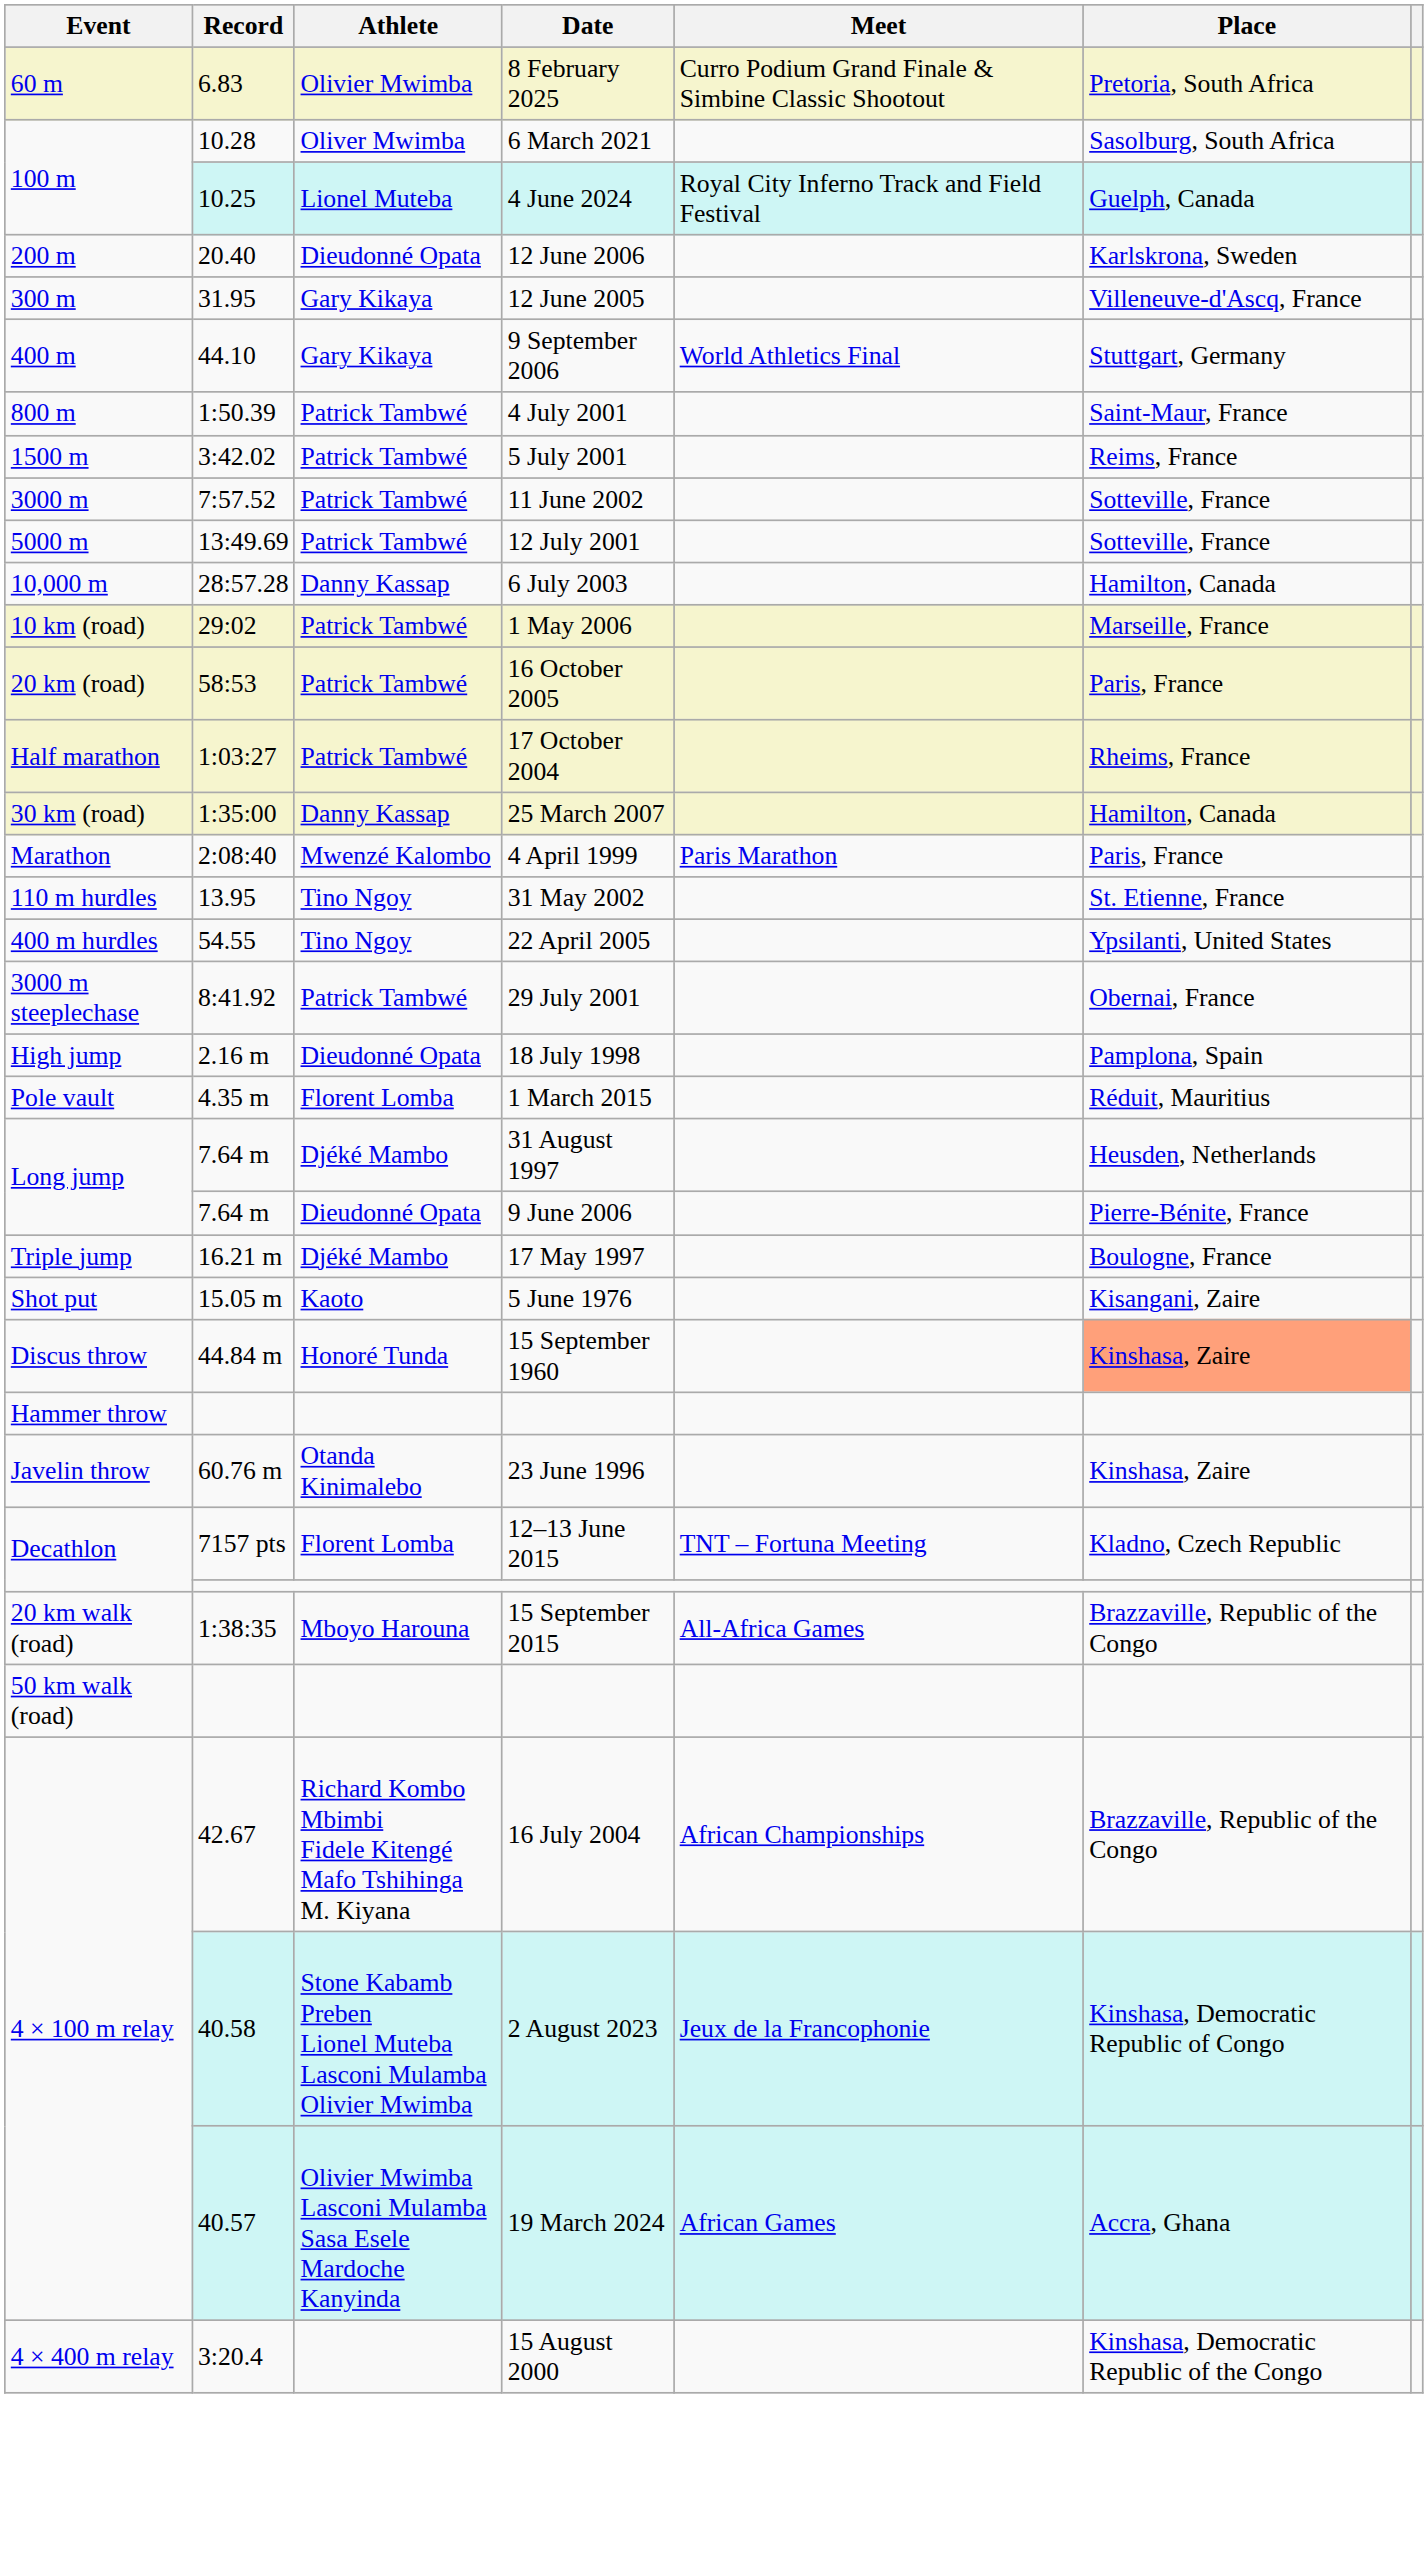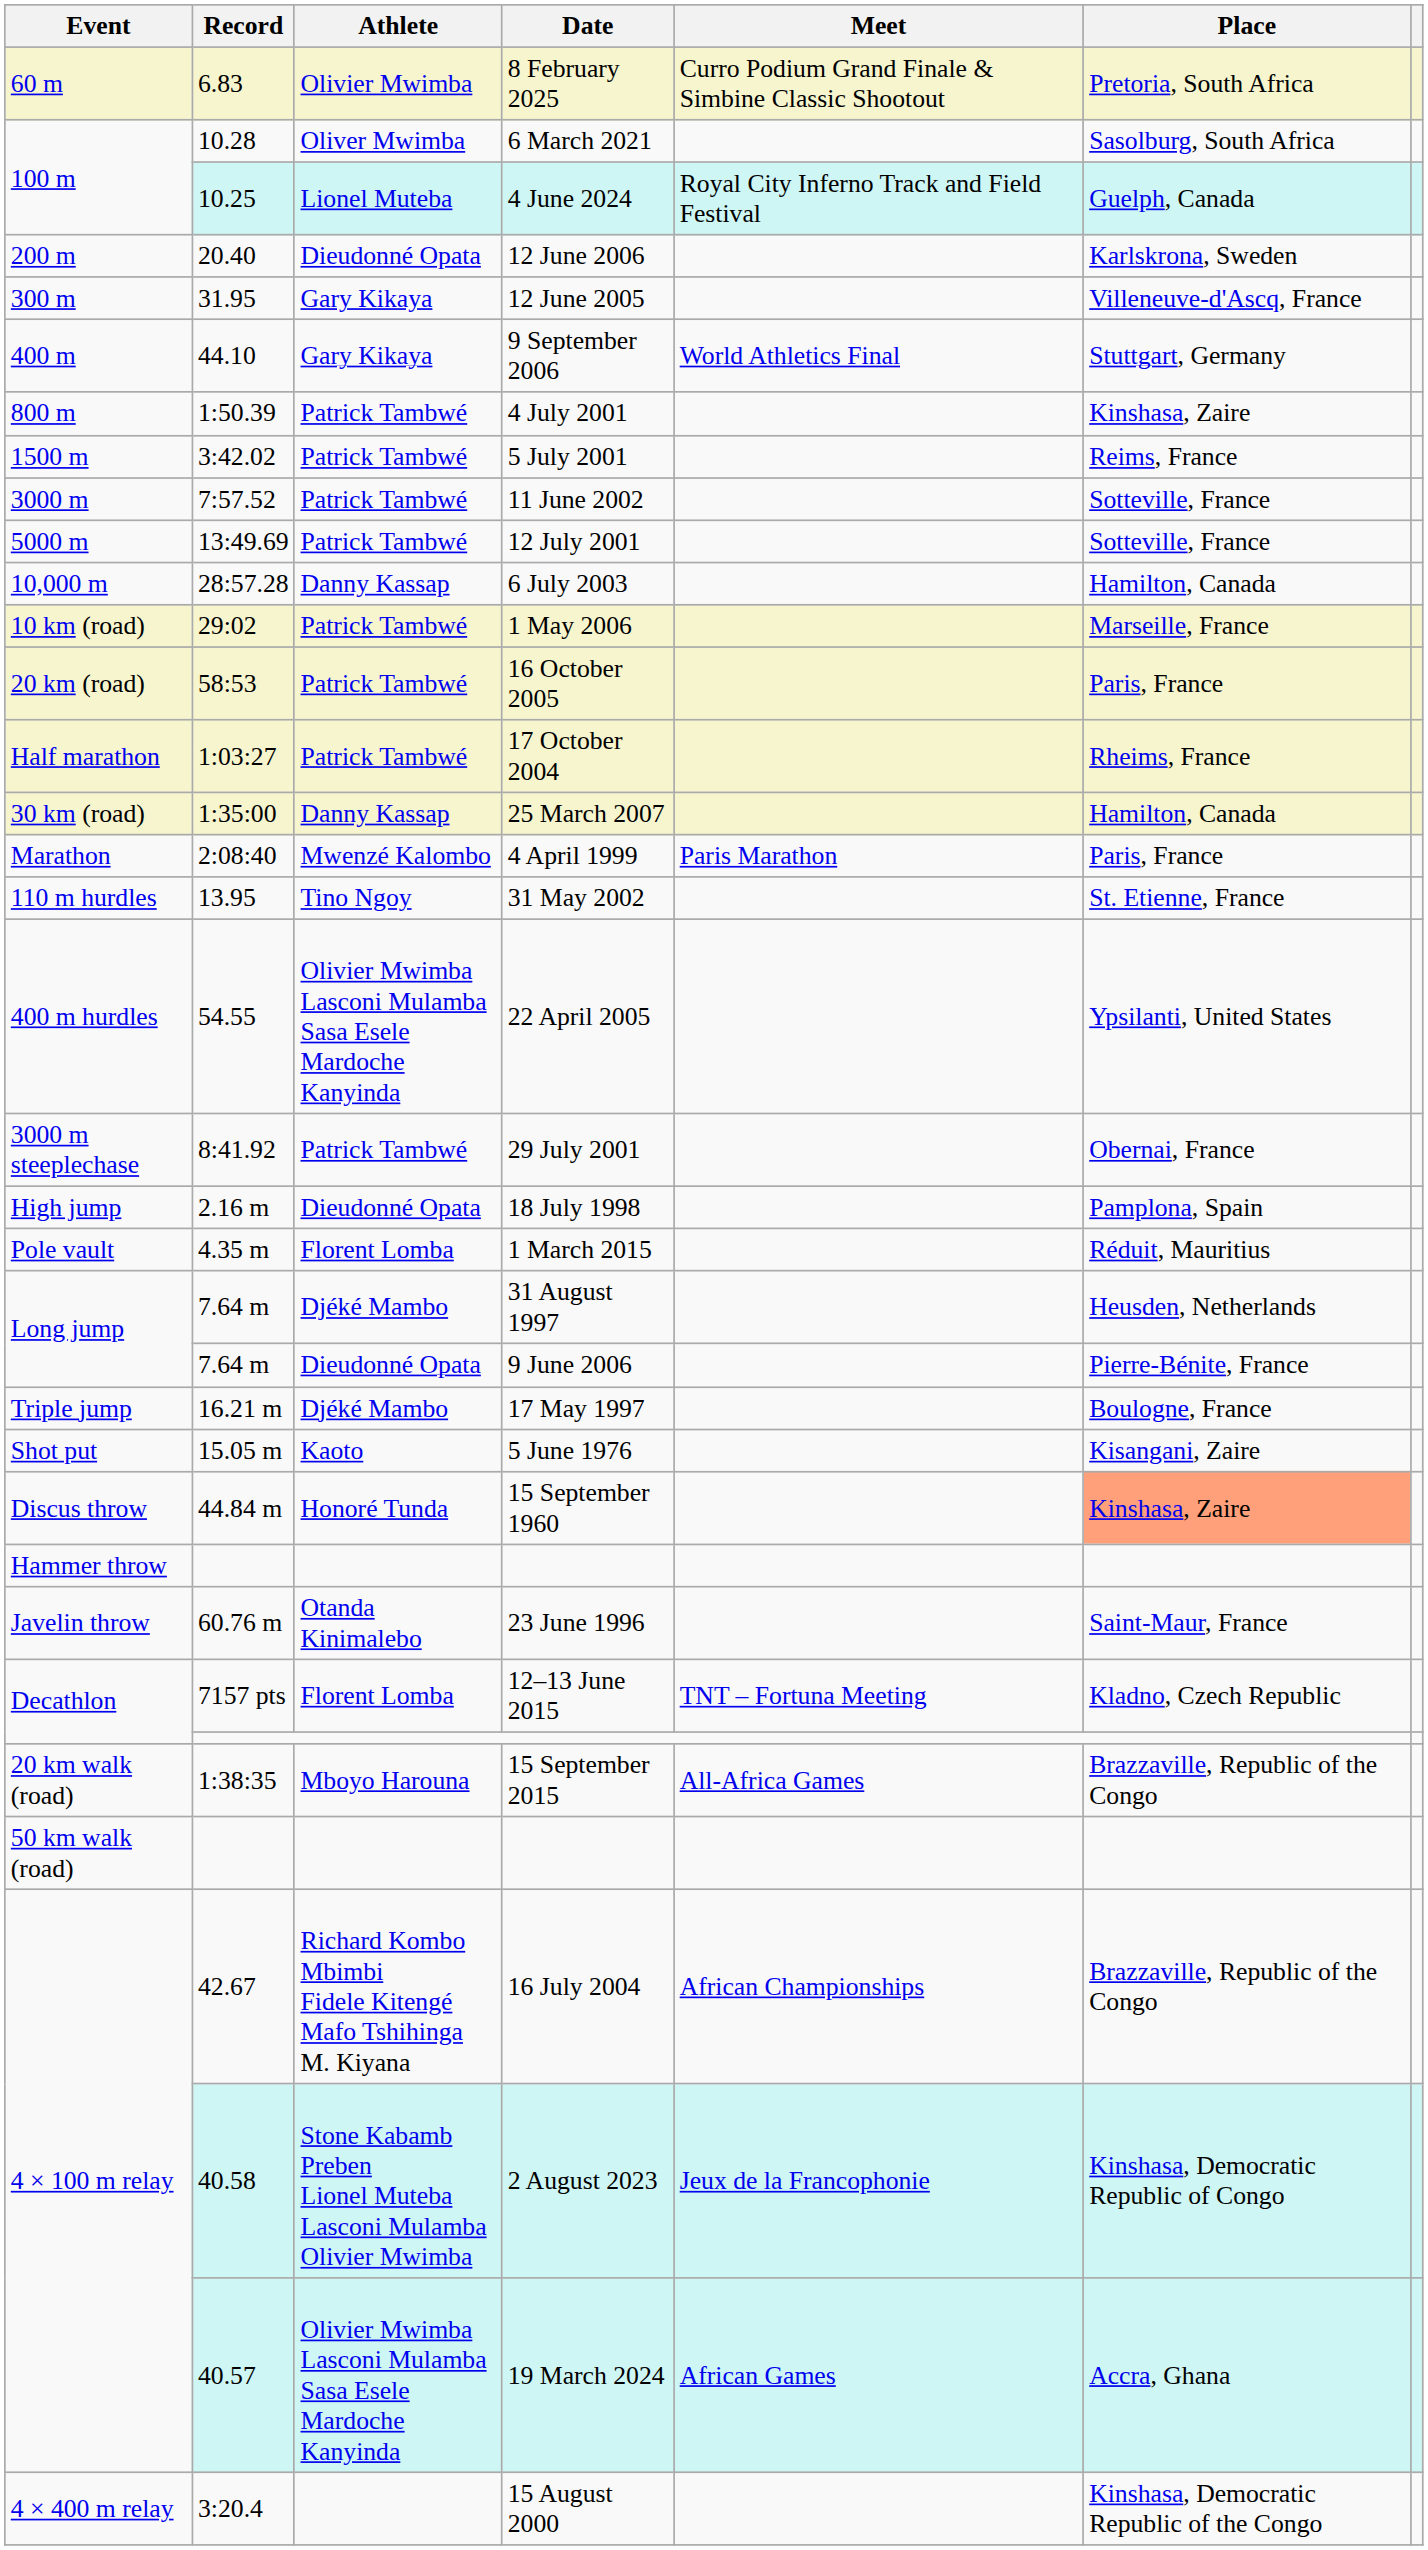(1188, 413) Saint-Maur, France -> (1170, 413) Kinshasa, Zaire
(356, 940) Tino Ngoy -> (394, 1031) Olivier Mwimba Lasconi Mulamba Sasa Esele Mardoche Kanyinda
(1170, 1470) Kinshasa, Zaire -> (1188, 1622) Saint-Maur, France
